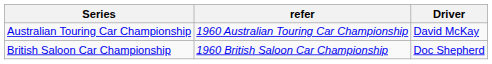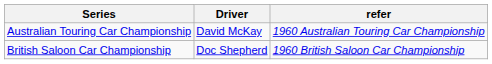columns swapped: (449, 13) <-> (302, 13)
